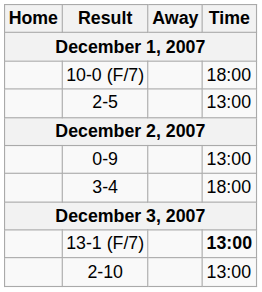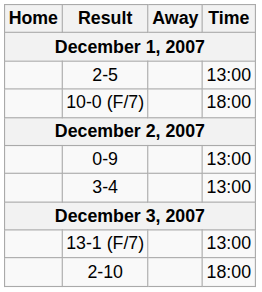rows swapped: (105, 103) <-> (105, 74)
(229, 187) 18:00 -> (229, 187) 13:00
(229, 243) bold -> (229, 243) normal
(229, 272) 13:00 -> (229, 272) 18:00
